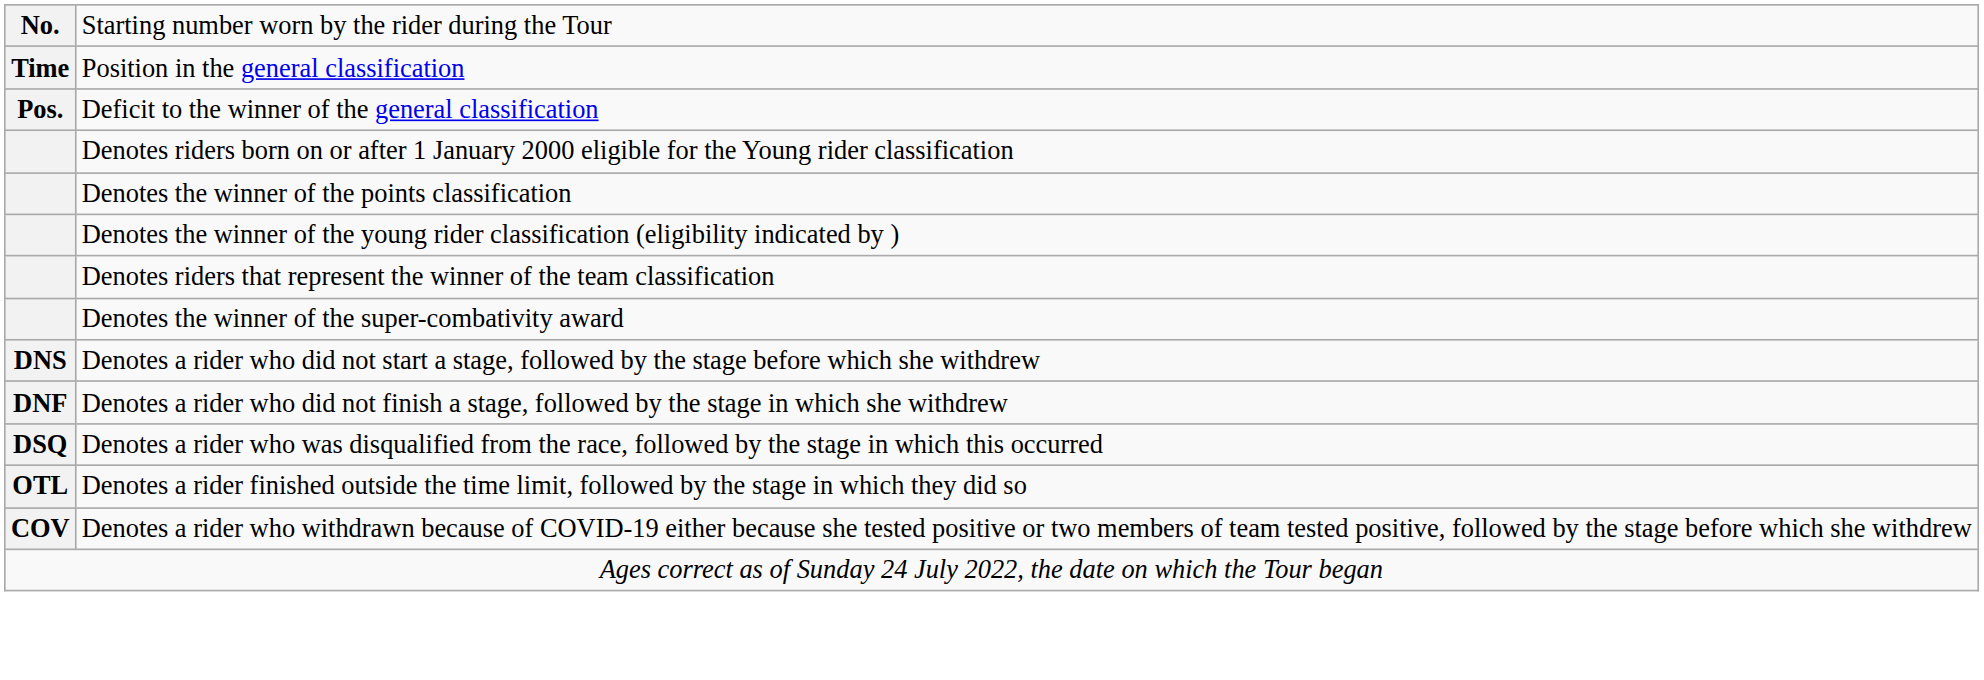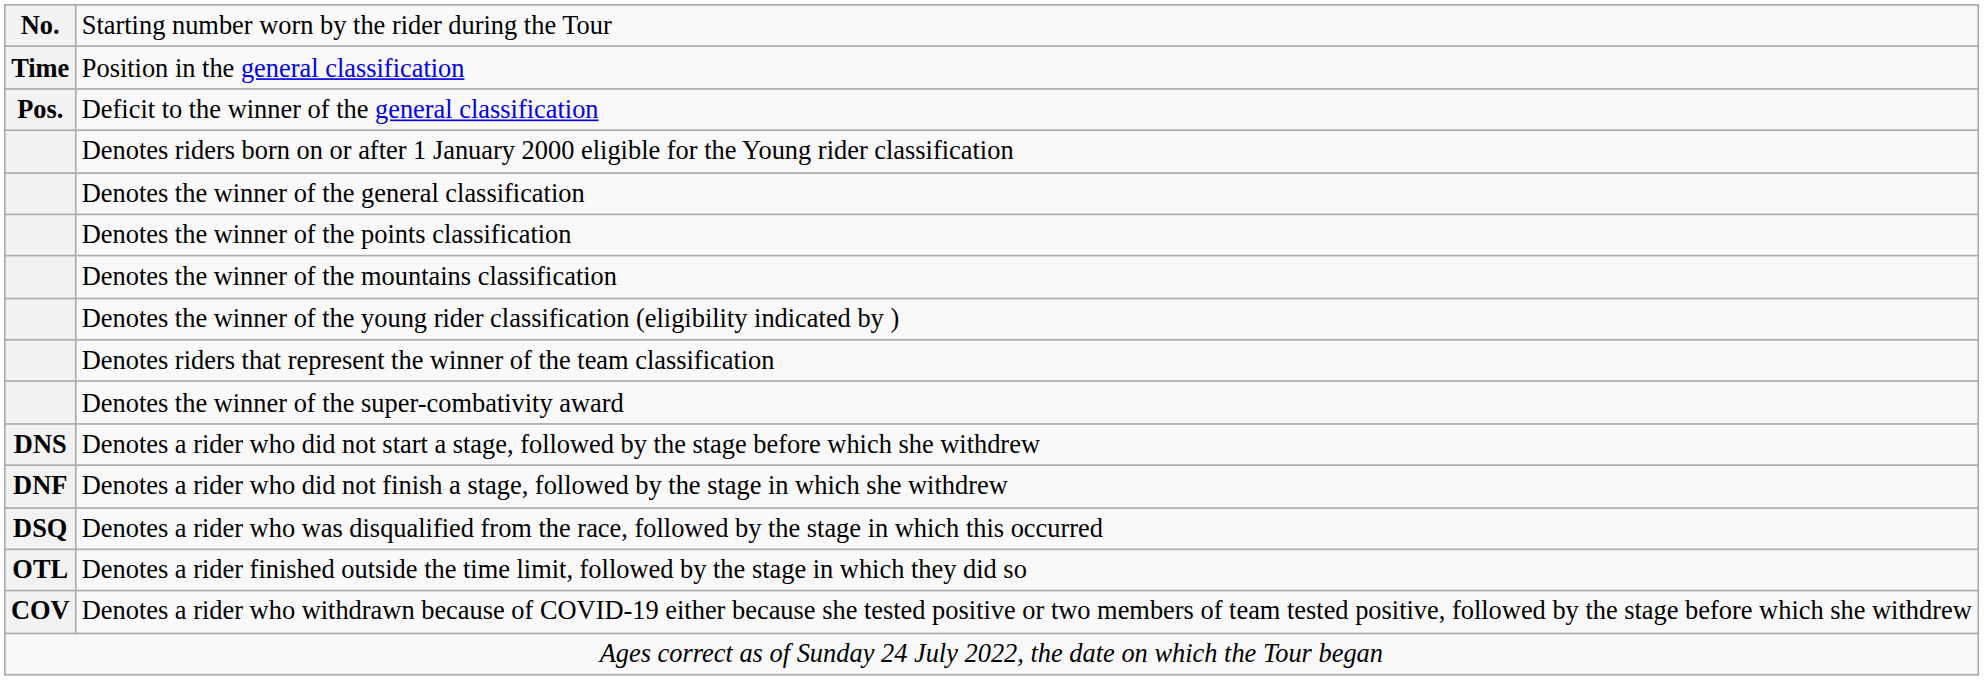+ row: (333, 192)
+ row: (349, 276)
